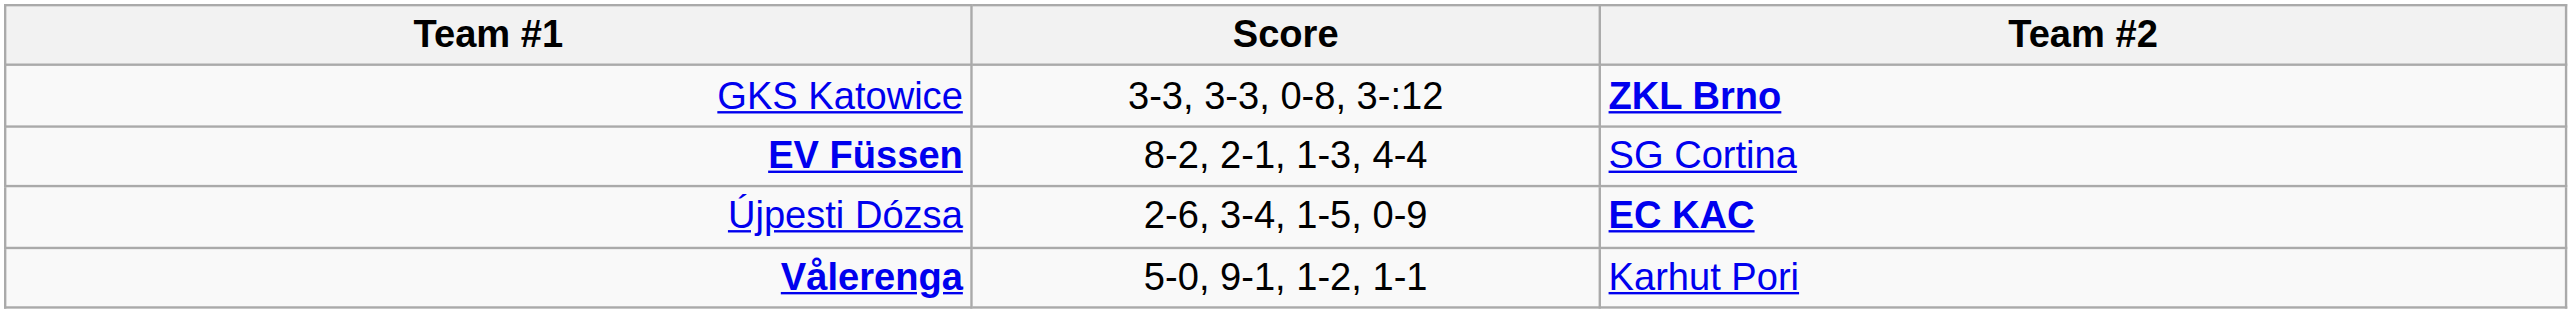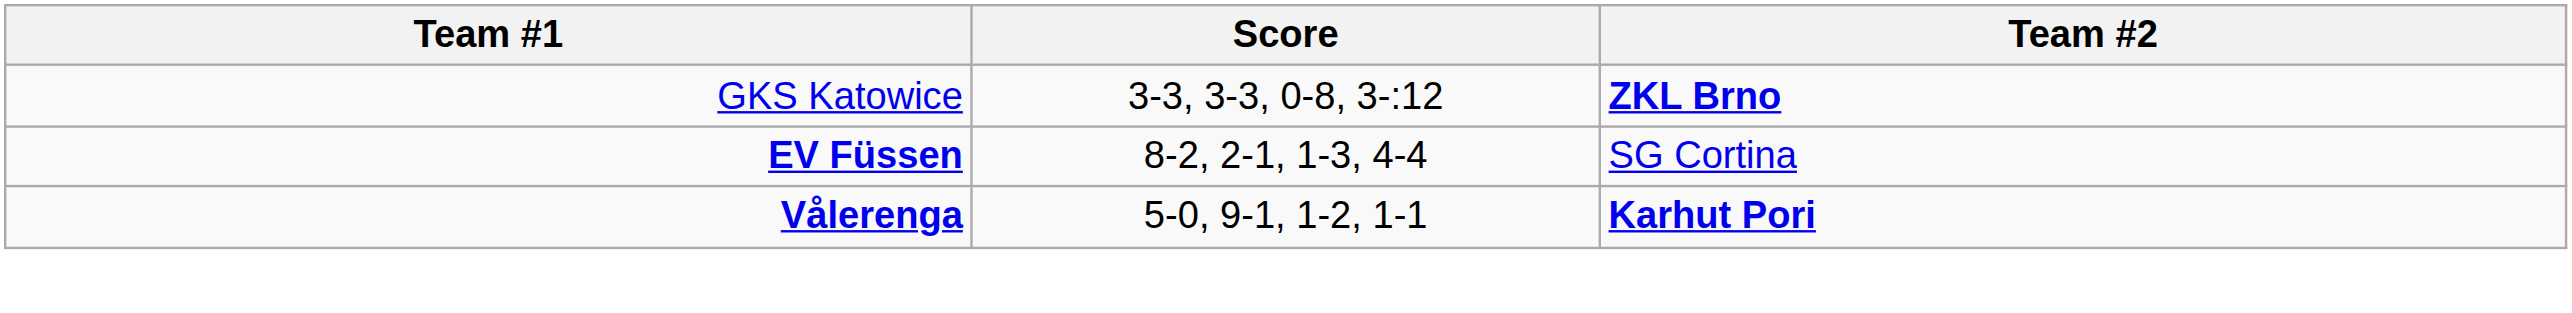- row: (845, 215)
(1704, 276) normal -> (1712, 215) bold
